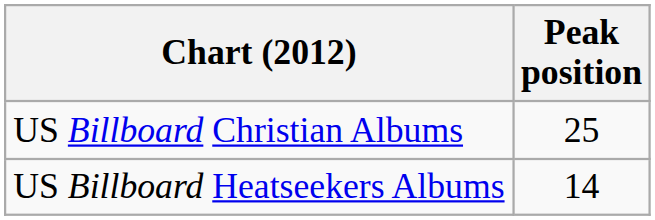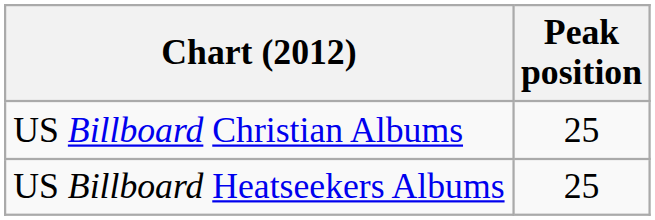(582, 186) 14 -> (582, 186) 25
